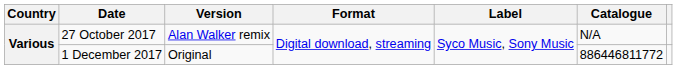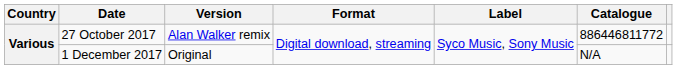(590, 34) N/A -> (621, 34) 886446811772
(621, 54) 886446811772 -> (590, 54) N/A
